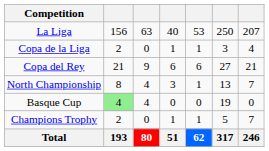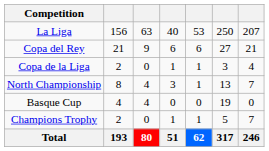rows swapped: (54, 66) <-> (54, 48)
(119, 102) lightgreen background -> (119, 102) no background
